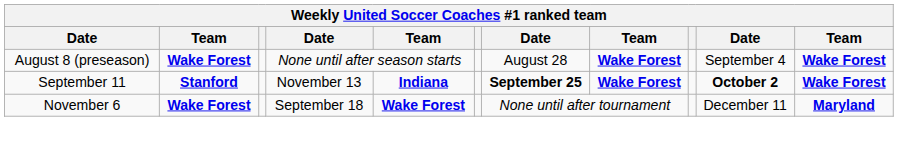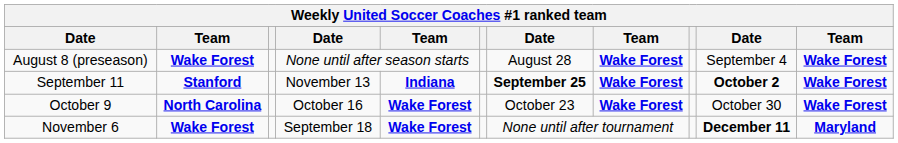+ row: (80, 104)
(745, 104) normal -> (747, 127) bold
